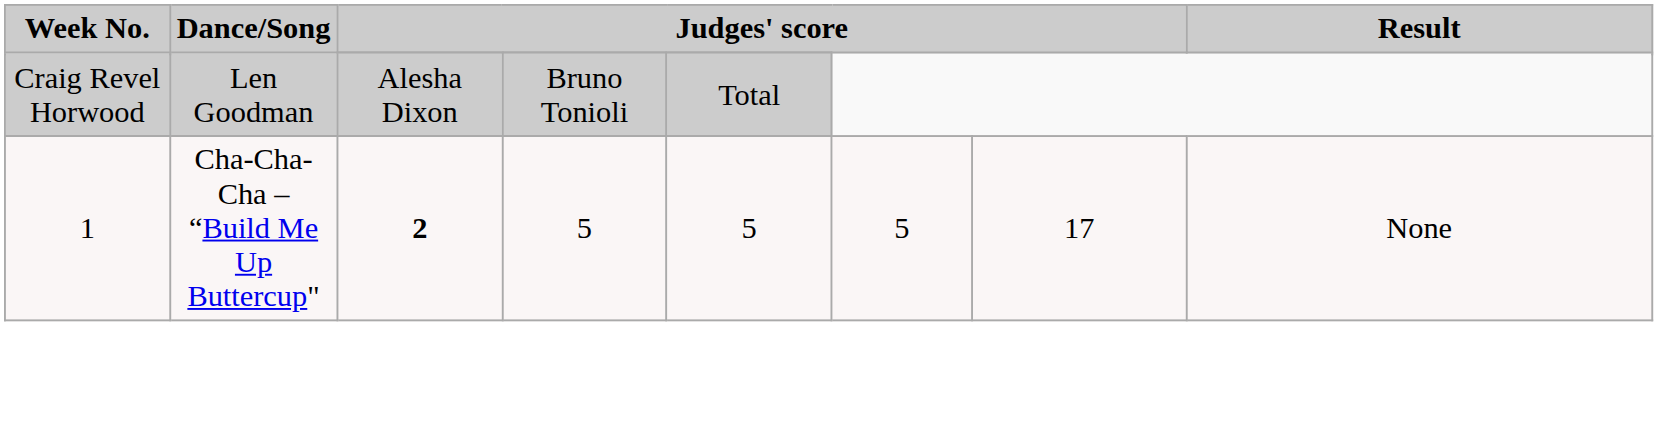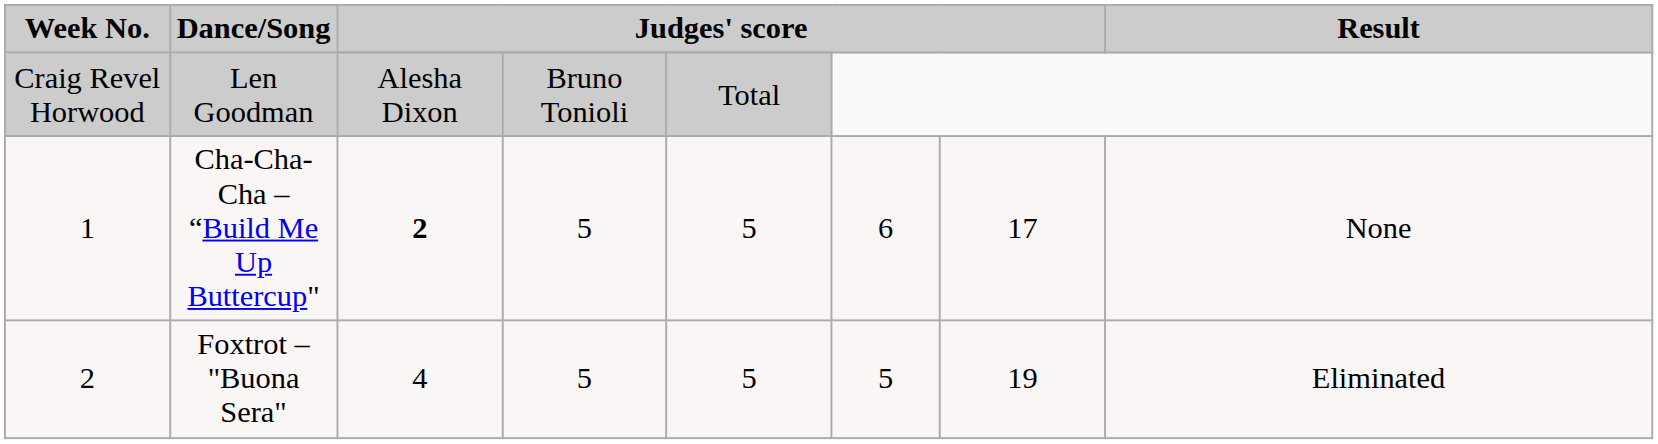(902, 227) 5 -> (886, 227) 6
+ row: (254, 378)
